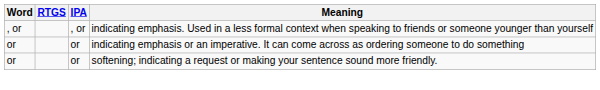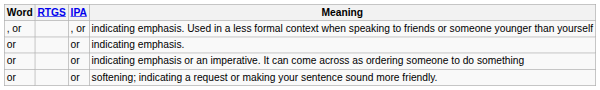+ row: (138, 45)
